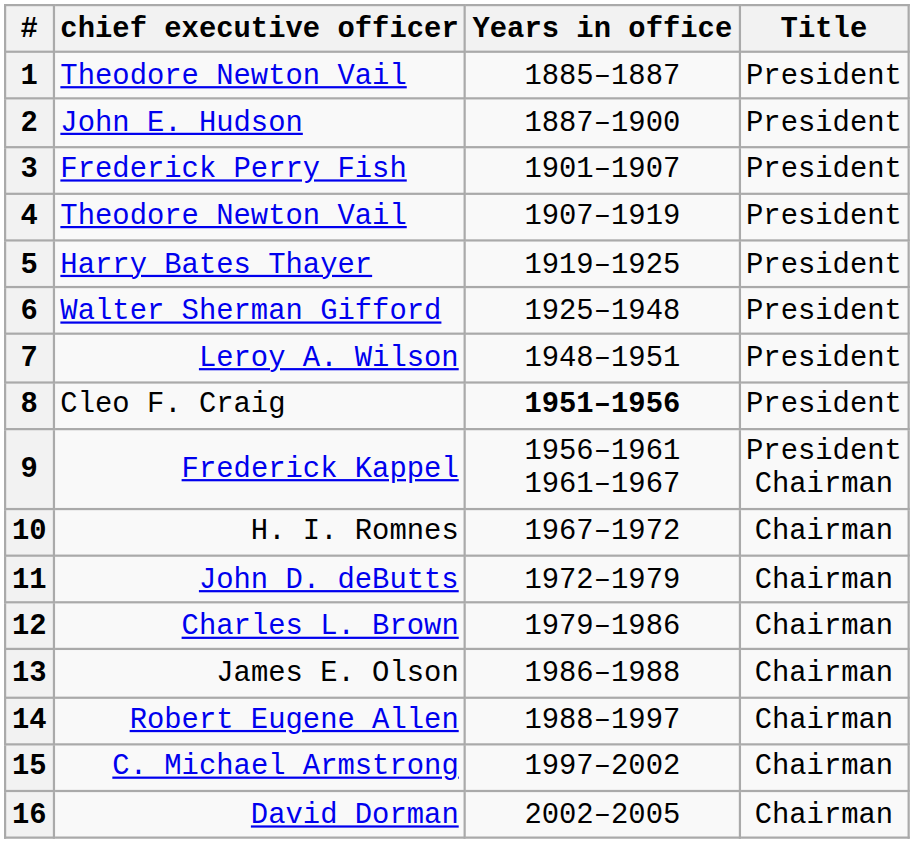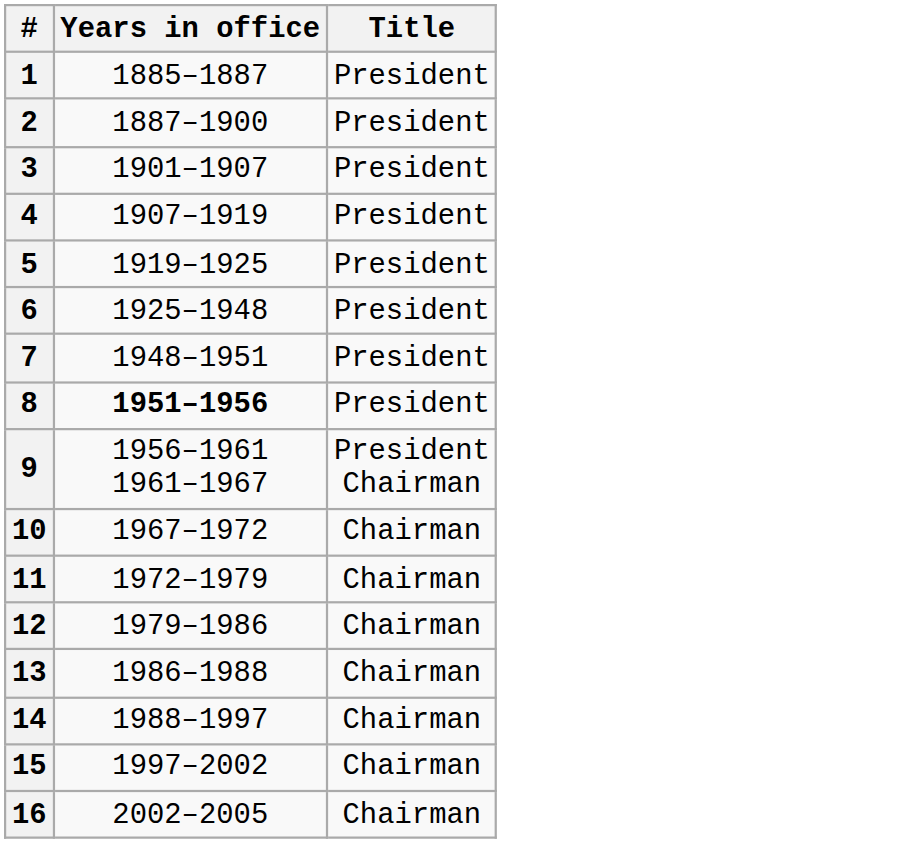- column: (260, 29)
